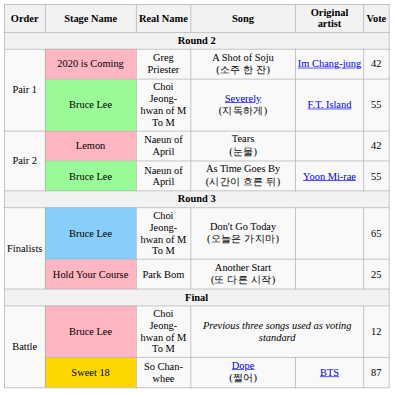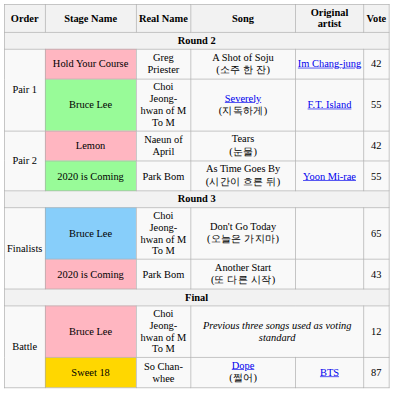(91, 64) 2020 is Coming -> (91, 64) Hold Your Course
(91, 176) Bruce Lee -> (91, 176) 2020 is Coming
(163, 176) Naeun of April -> (163, 176) Park Bom
(91, 274) Hold Your Course -> (91, 274) 2020 is Coming
(376, 274) 25 -> (376, 274) 43
